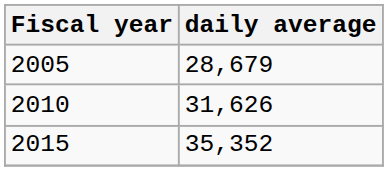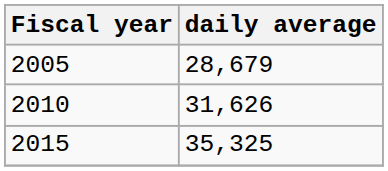(229, 145) 35,352 -> (229, 145) 35,325
